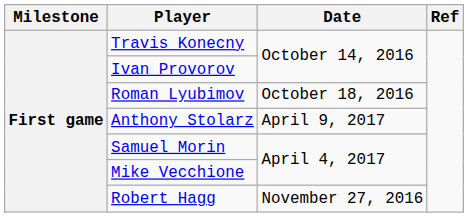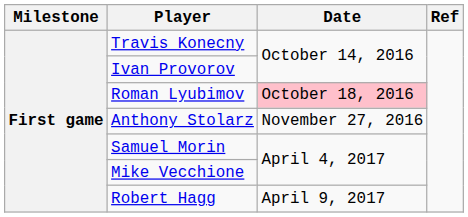(338, 95) no background -> (338, 95) pink background
(323, 121) April 9, 2017 -> (342, 121) November 27, 2016
(342, 198) November 27, 2016 -> (323, 198) April 9, 2017
